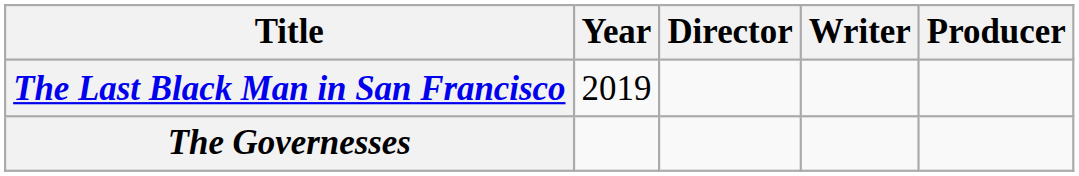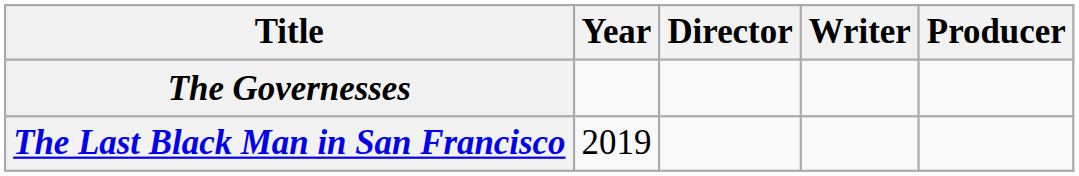rows swapped: (289, 87) <-> (289, 142)
